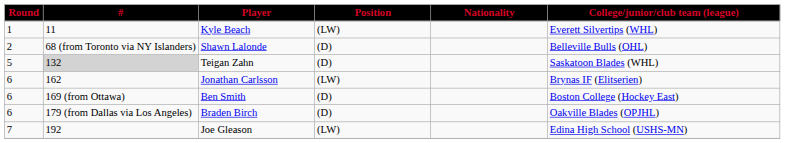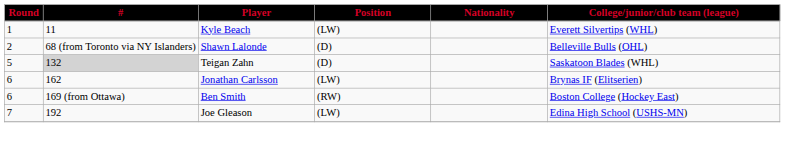(324, 96) (D) -> (329, 96) (RW)
- row: (229, 113)
